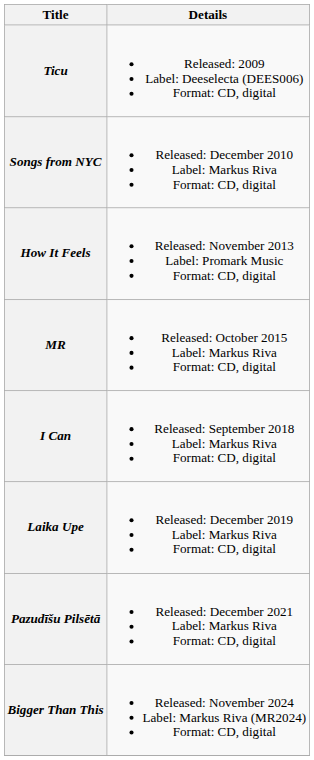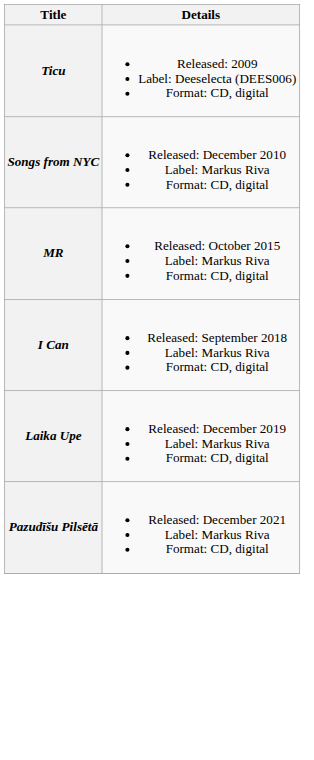- row: (56, 253)
- row: (56, 710)
